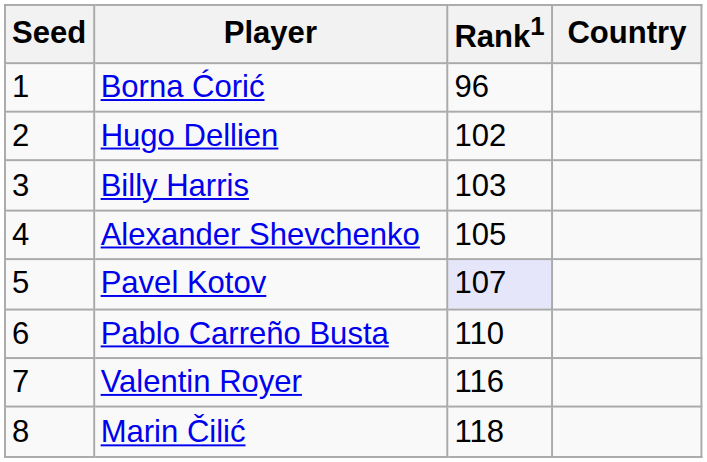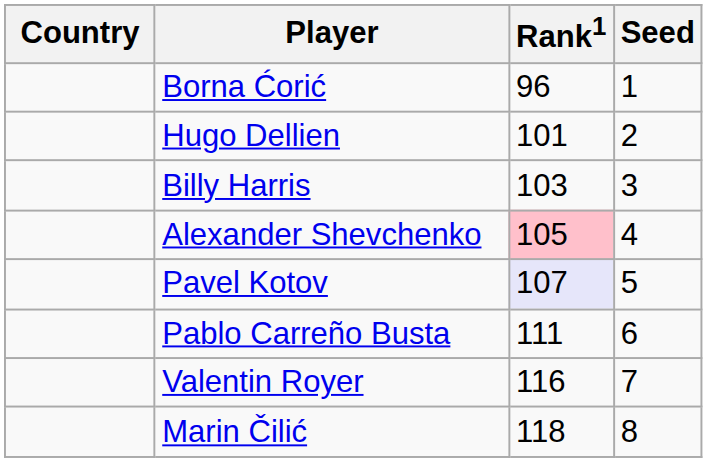columns swapped: (627, 33) <-> (49, 33)
(480, 135) 102 -> (542, 135) 101
(480, 234) no background -> (542, 234) pink background
(479, 332) 110 -> (540, 332) 111
